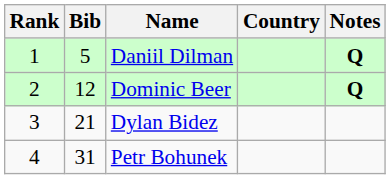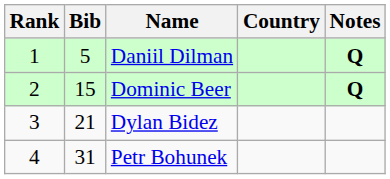(85, 88) 12 -> (85, 88) 15
